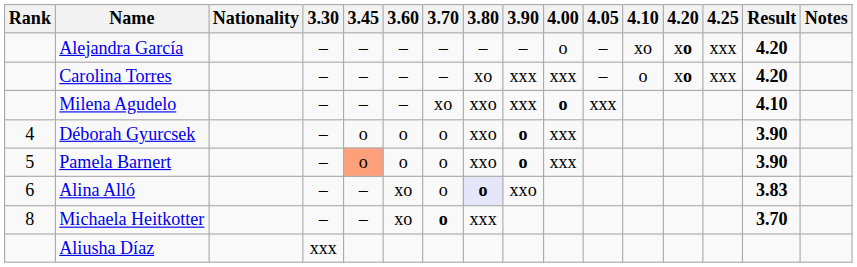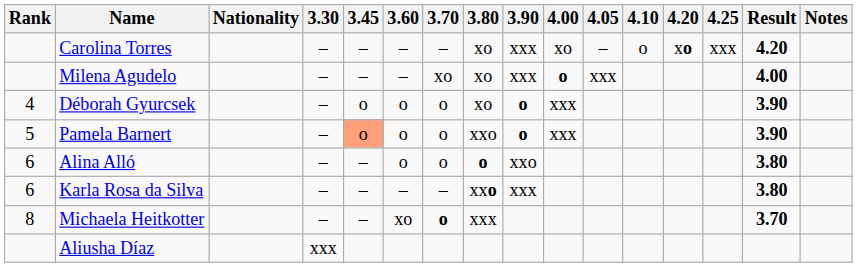- row: (121, 47)
(563, 76) xxx -> (563, 47) xo
(483, 104) xxo -> (483, 76) xo
(772, 104) 4.10 -> (772, 76) 4.00
(483, 133) xxo -> (483, 104) xo
(403, 190) xo -> (403, 162) o
(483, 190) lavender background -> (483, 162) no background
(772, 190) 3.83 -> (772, 162) 3.80
+ row: (131, 190)
